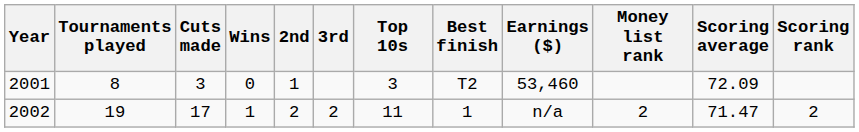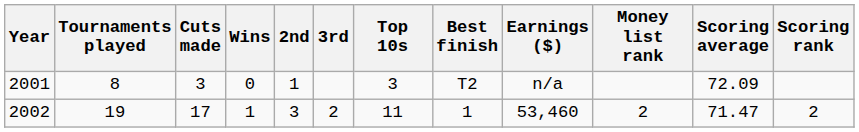(548, 86) 53,460 -> (548, 86) n/a
(294, 113) 2 -> (294, 113) 3
(548, 113) n/a -> (548, 113) 53,460
